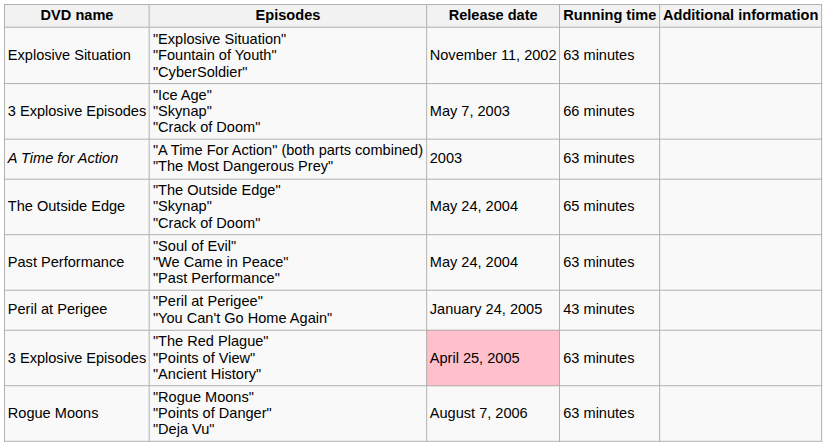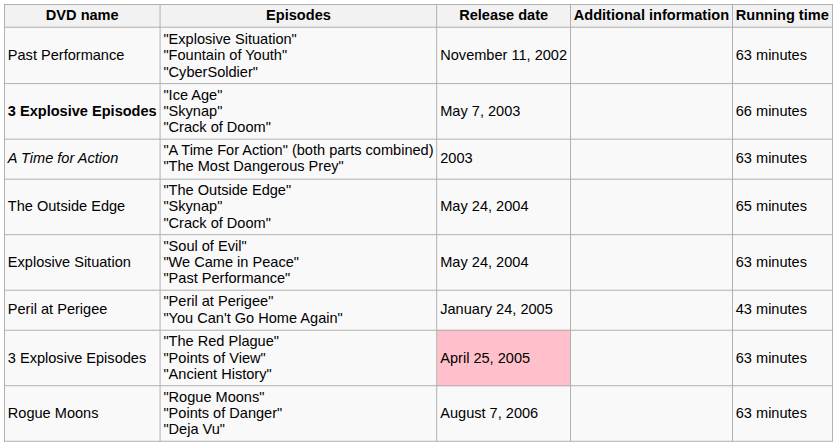columns swapped: (610, 16) <-> (741, 16)
(69, 55) Explosive Situation -> (66, 55) Past Performance
(77, 111) normal -> (82, 111) bold
(66, 262) Past Performance -> (69, 262) Explosive Situation
